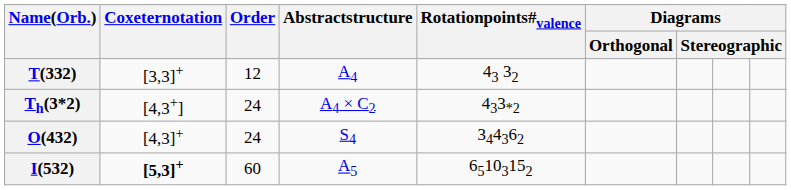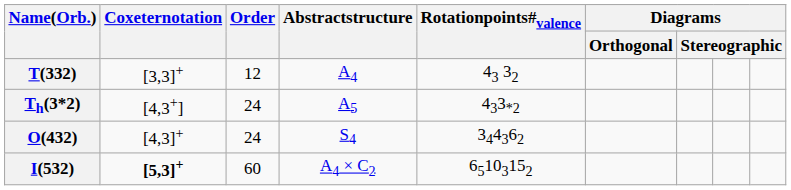(348, 105) A4 × C2 -> (348, 105) A5
(348, 168) A5 -> (348, 168) A4 × C2
